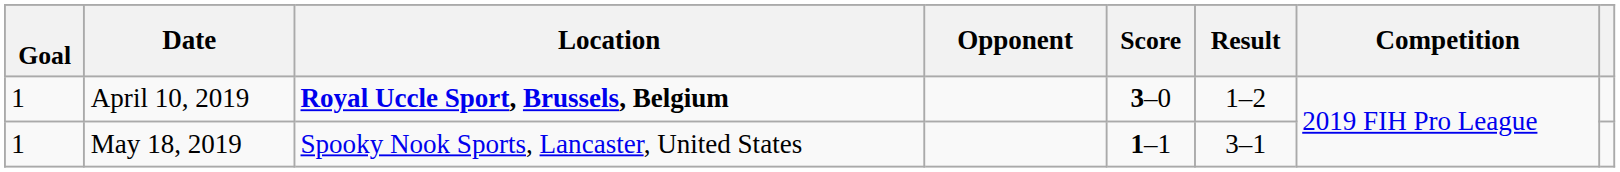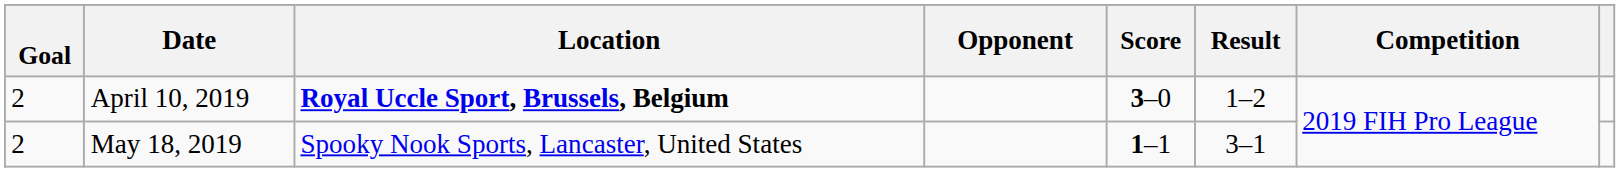(18, 99) 1 -> (18, 99) 2
(18, 144) 1 -> (18, 144) 2
